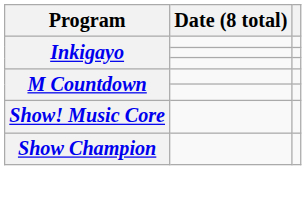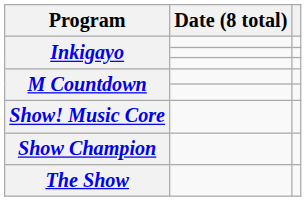+ row: (87, 180)
